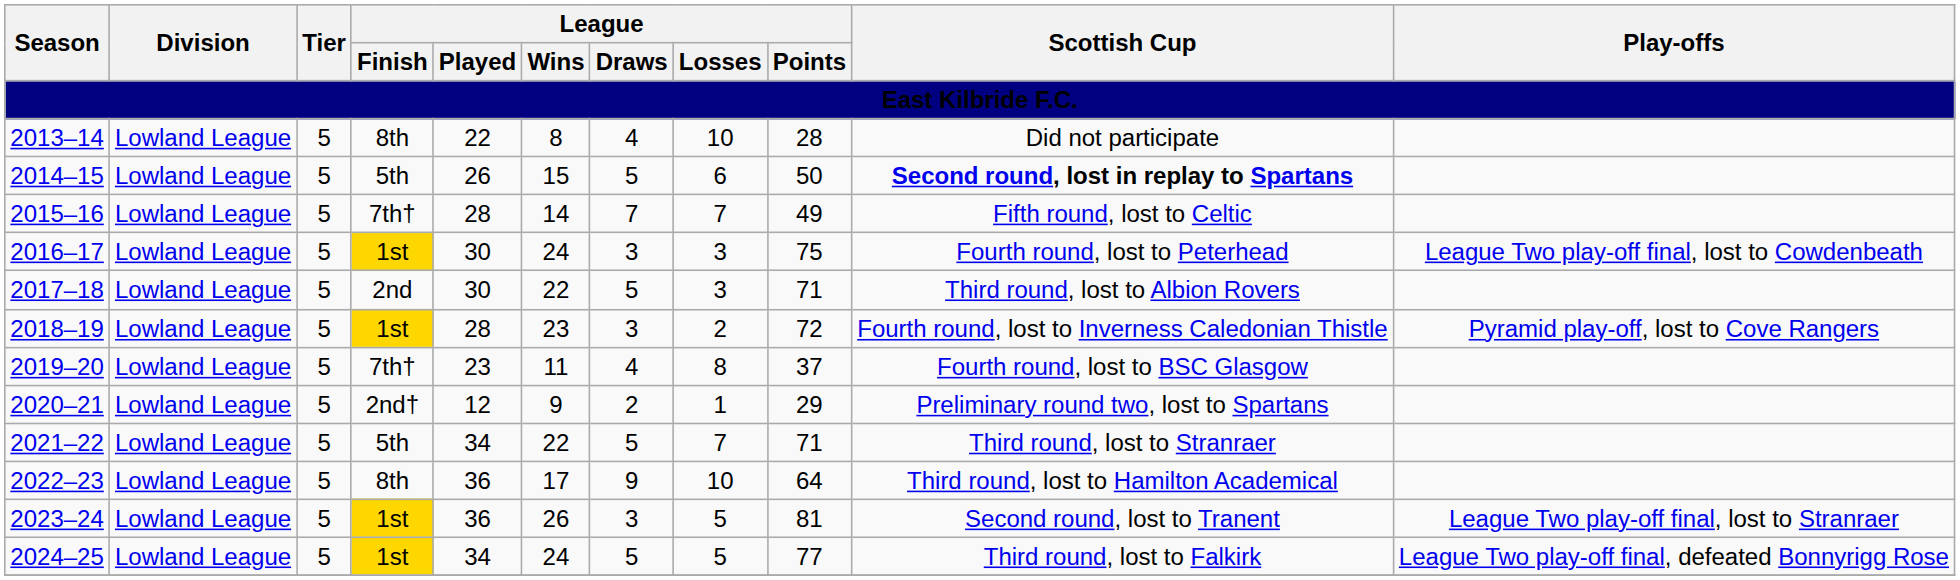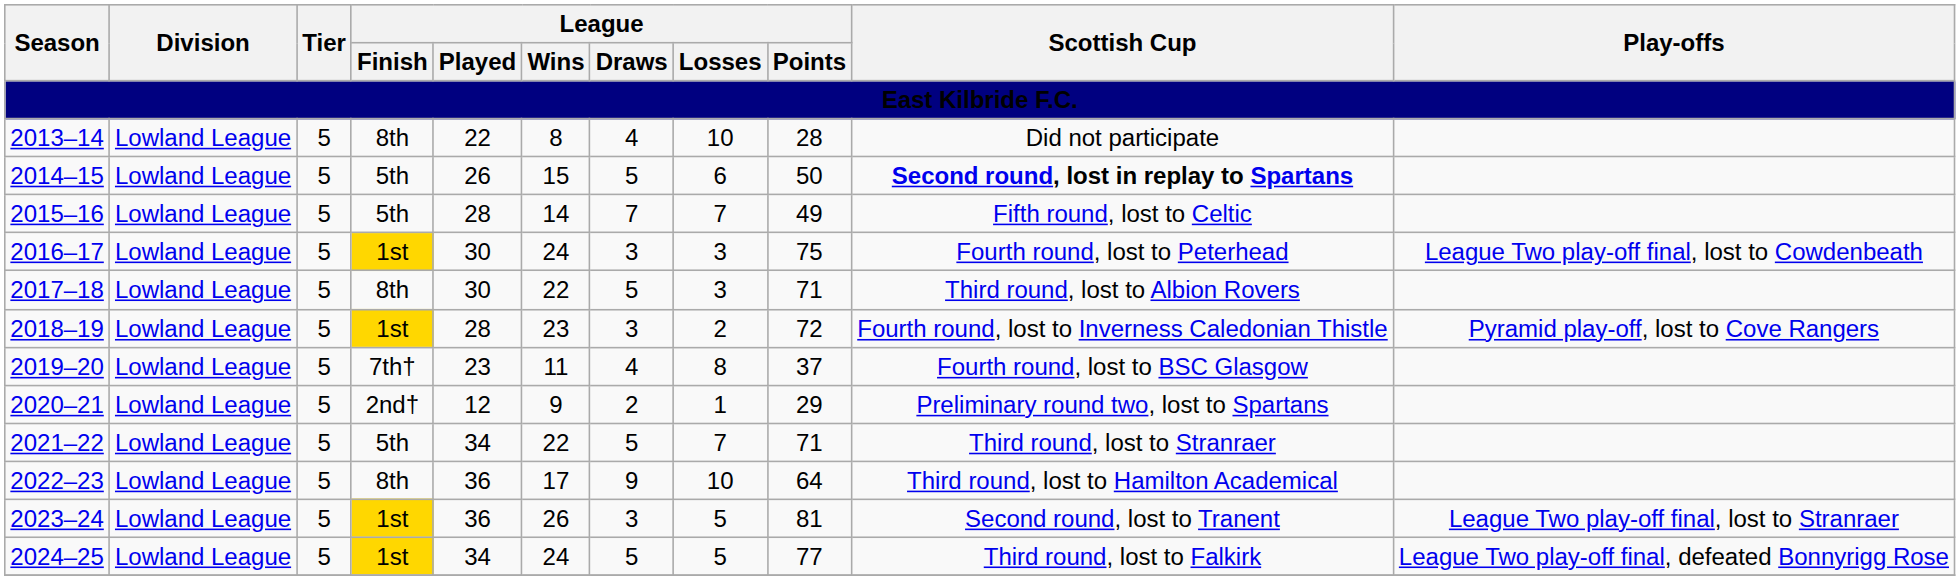(392, 214) 7th† -> (392, 214) 5th
(392, 290) 2nd -> (392, 290) 8th
